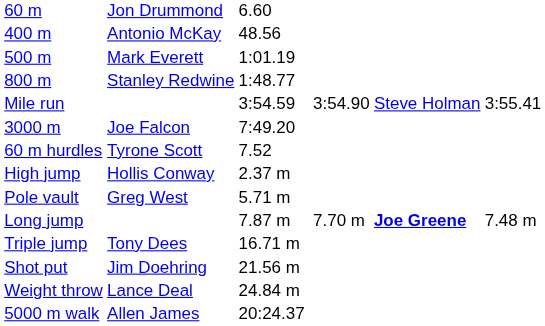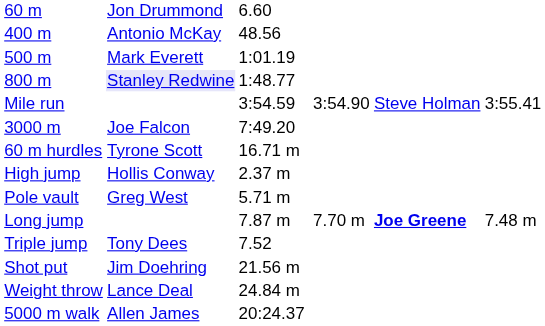(171, 80) no background -> (171, 80) lavender background
(255, 150) 7.52 -> (269, 150) 16.71 m
(269, 243) 16.71 m -> (255, 243) 7.52
